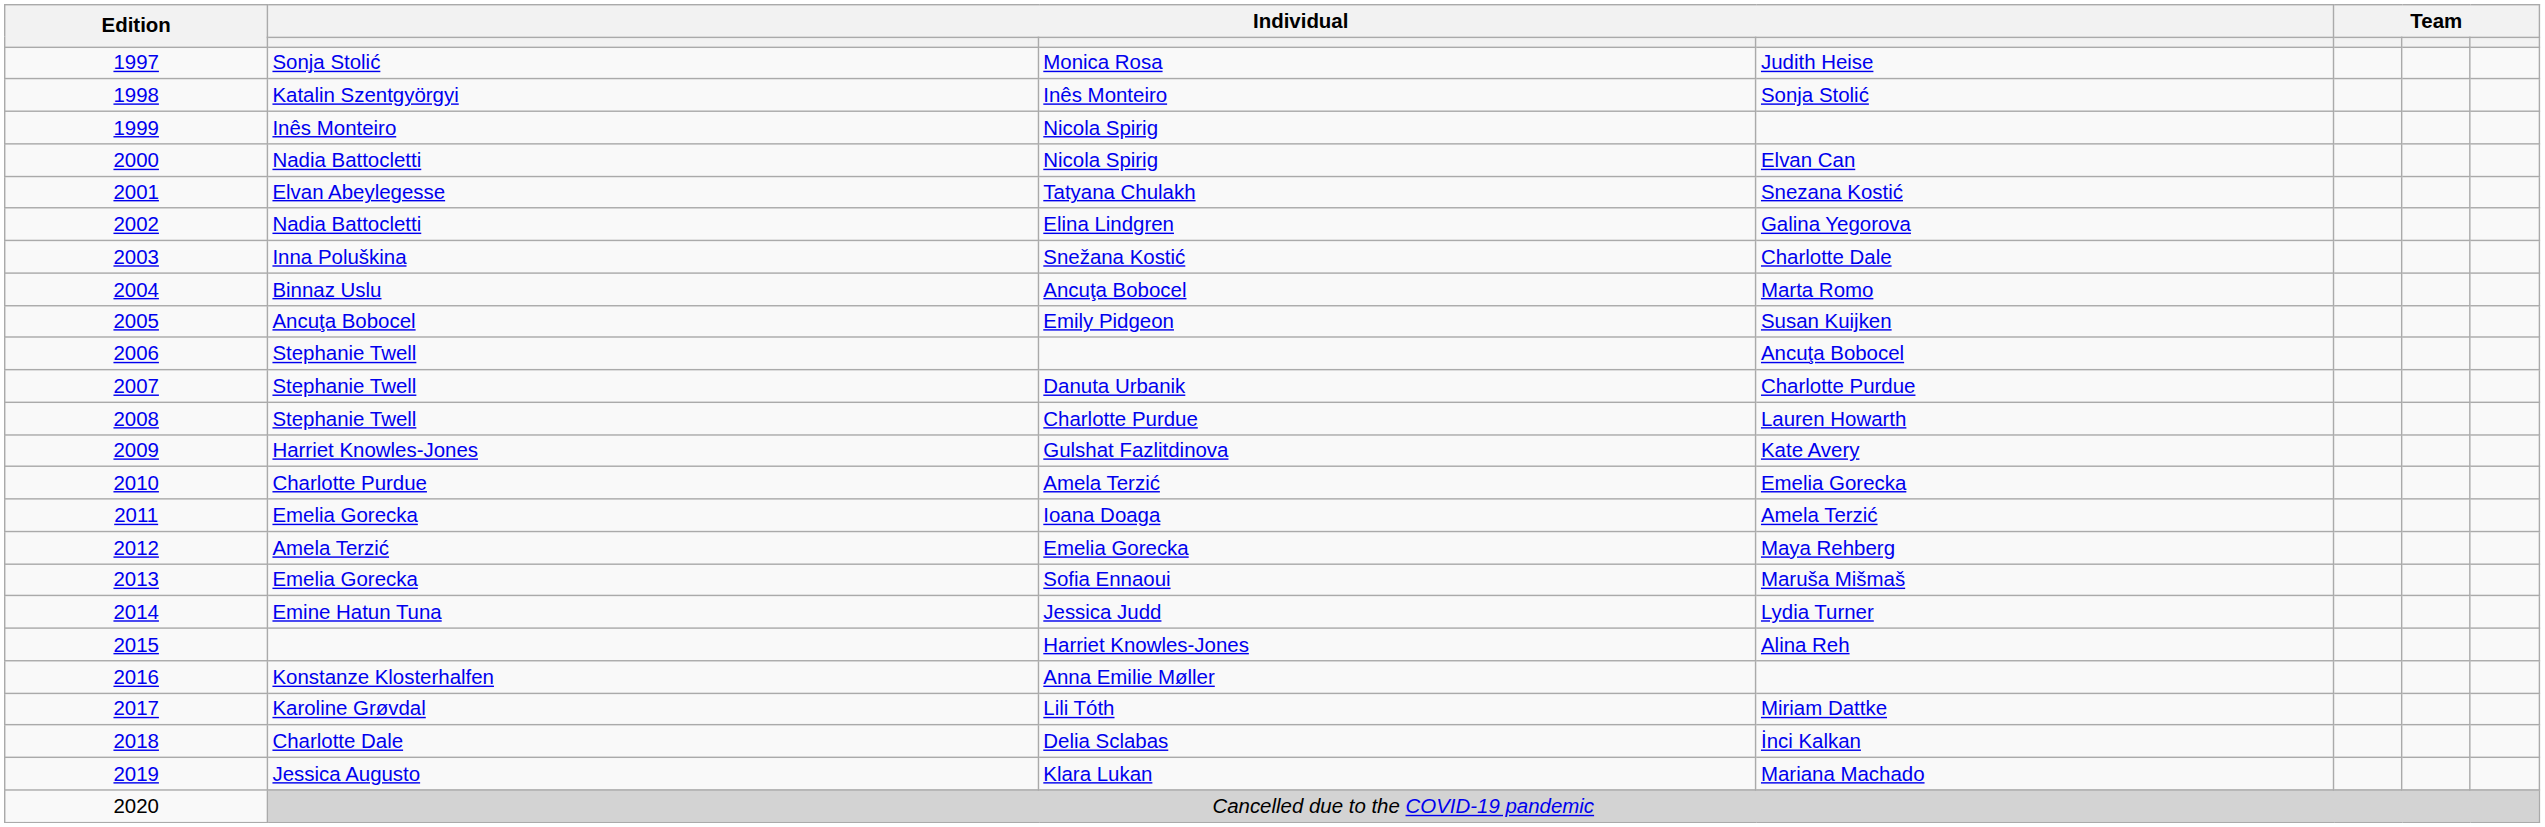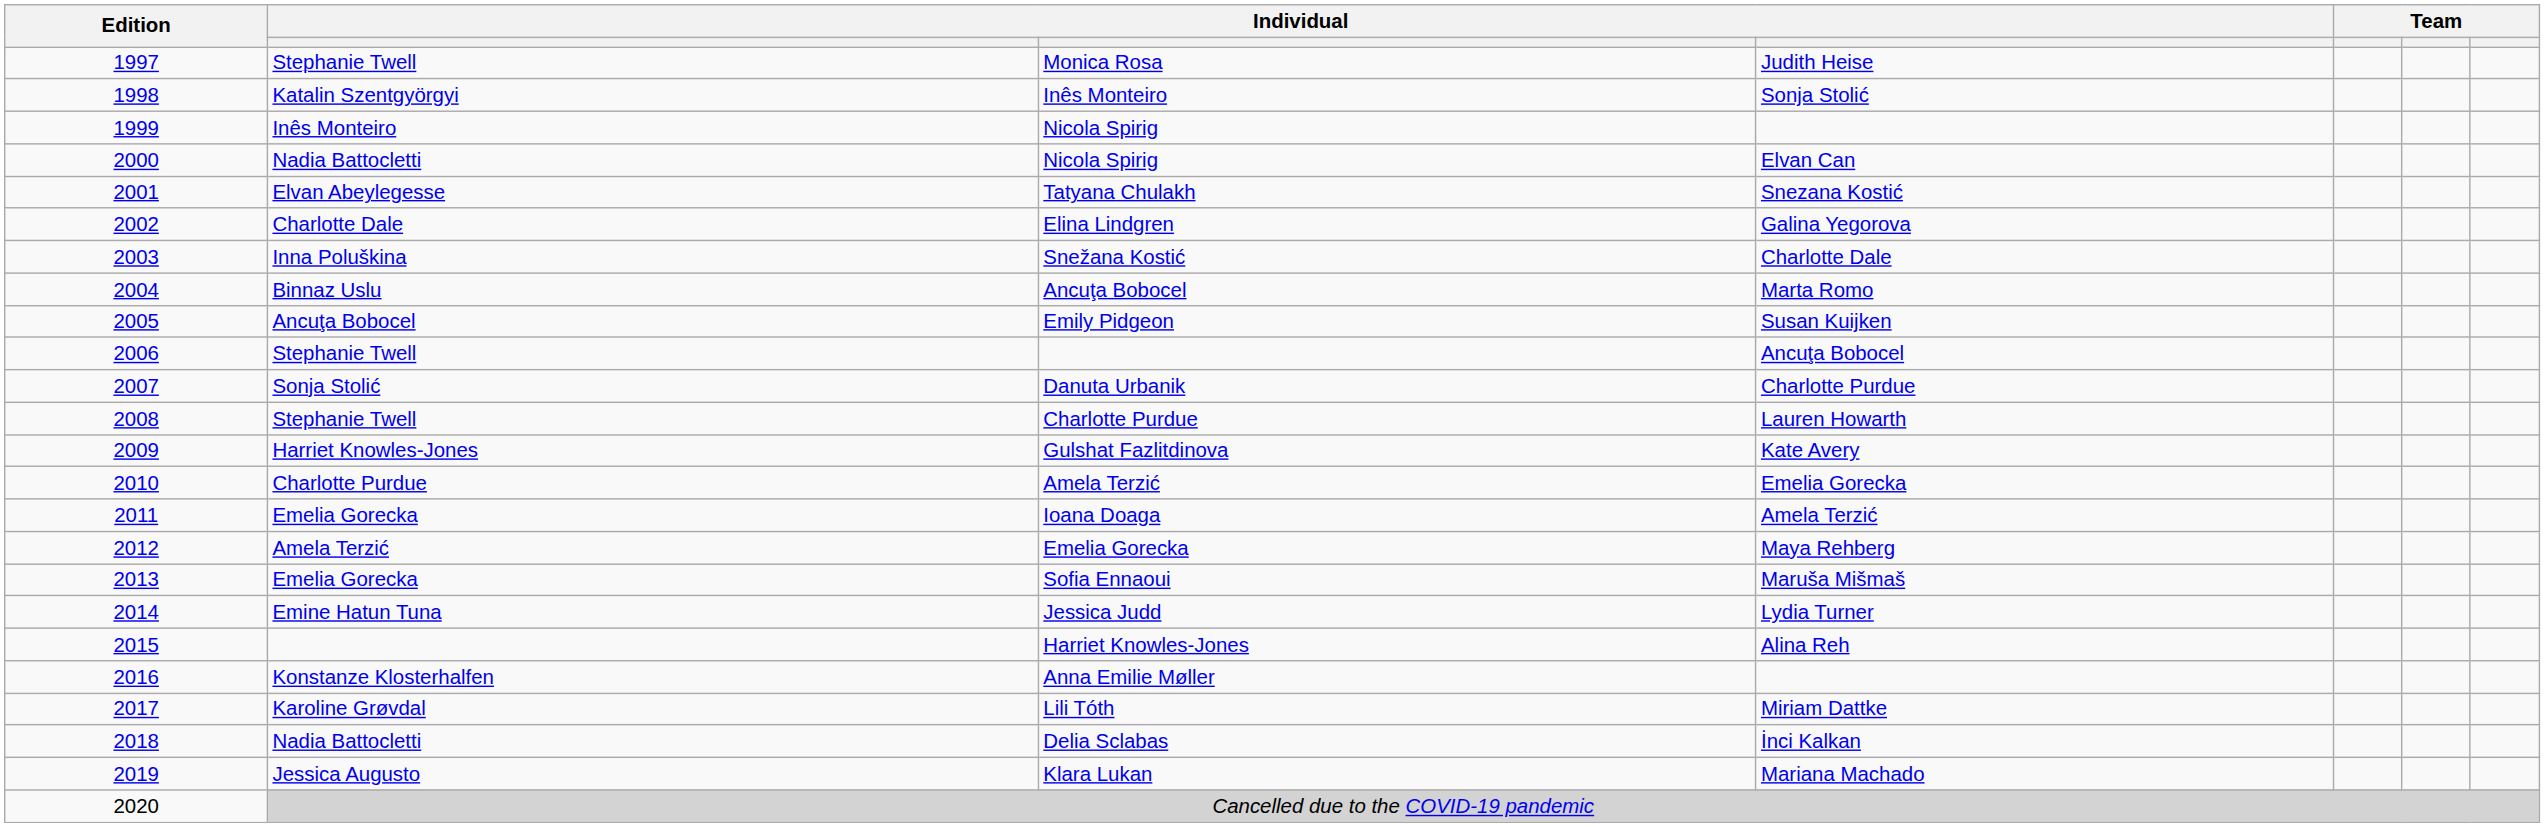(326, 63) Sonja Stolić -> (344, 63) Stephanie Twell
(347, 225) Nadia Battocletti -> (338, 225) Charlotte Dale
(344, 386) Stephanie Twell -> (326, 386) Sonja Stolić
(338, 742) Charlotte Dale -> (347, 742) Nadia Battocletti
